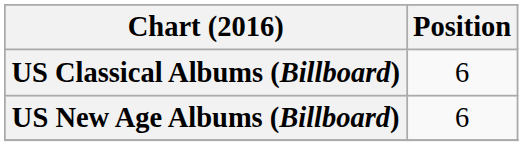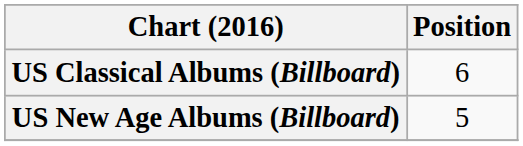(462, 117) 6 -> (462, 117) 5
